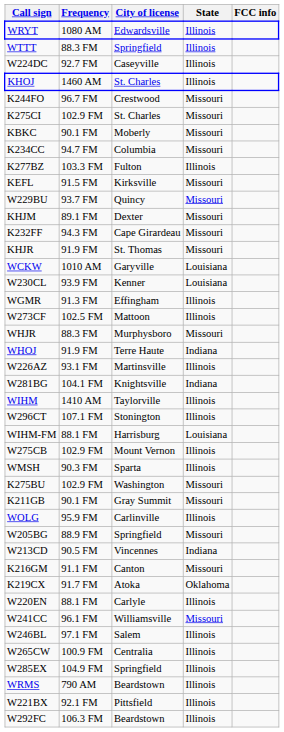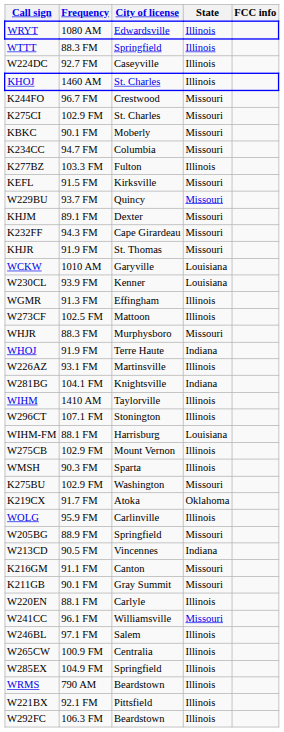rows swapped: (26, 501) <-> (26, 584)
